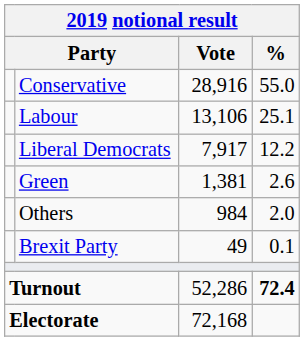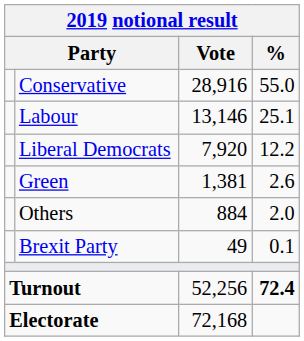(219, 117) 13,106 -> (219, 117) 13,146
(224, 149) 7,917 -> (224, 149) 7,920
(232, 213) 984 -> (232, 213) 884
(219, 287) 52,286 -> (219, 287) 52,256
